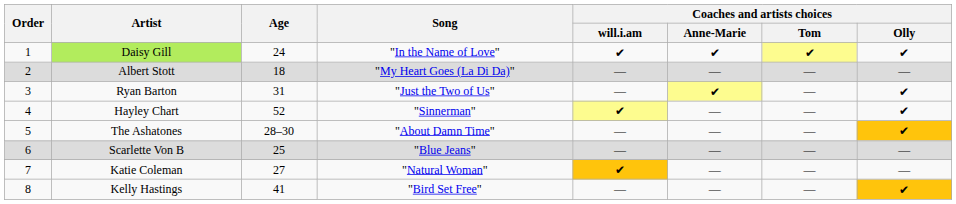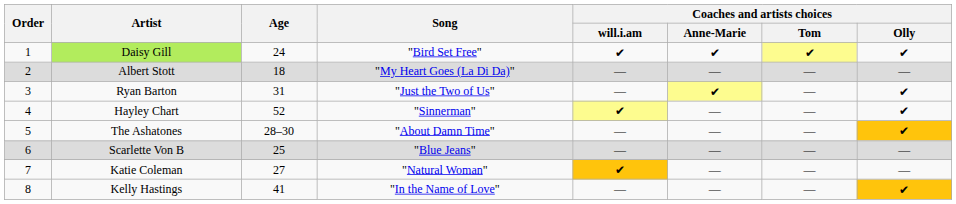(445, 52) "In the Name of Love" -> (445, 52) "Bird Set Free"
(445, 189) "Bird Set Free" -> (445, 189) "In the Name of Love"
